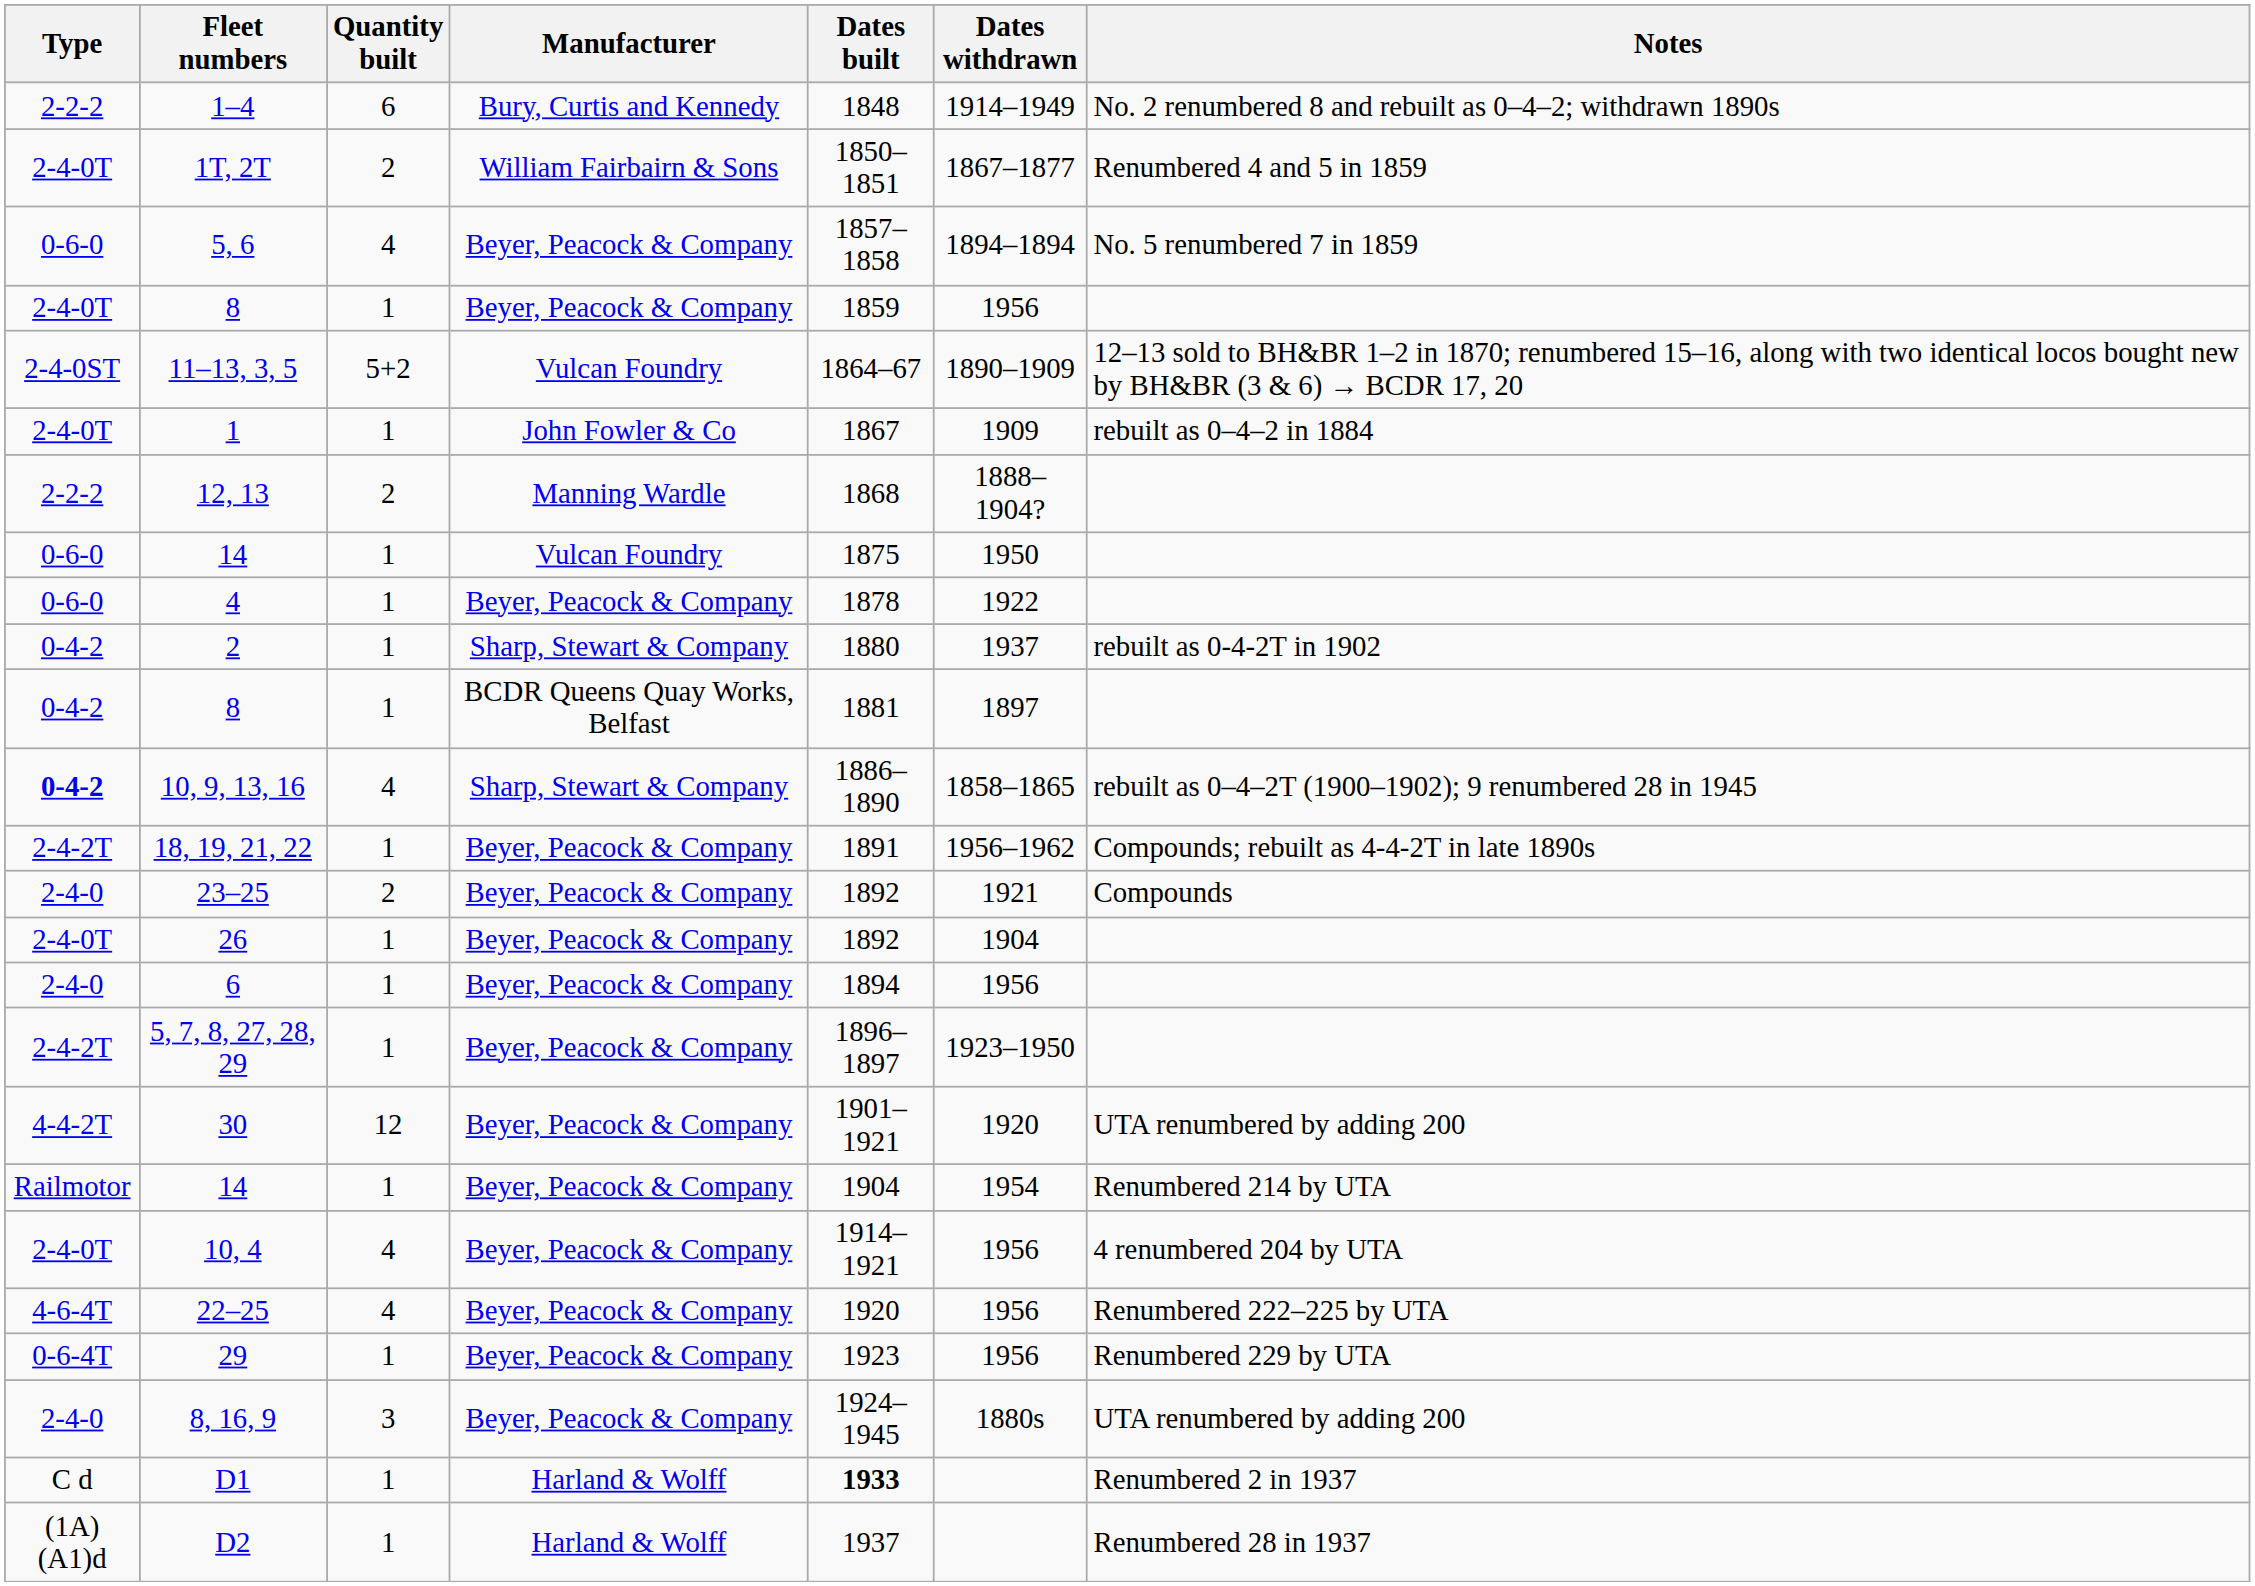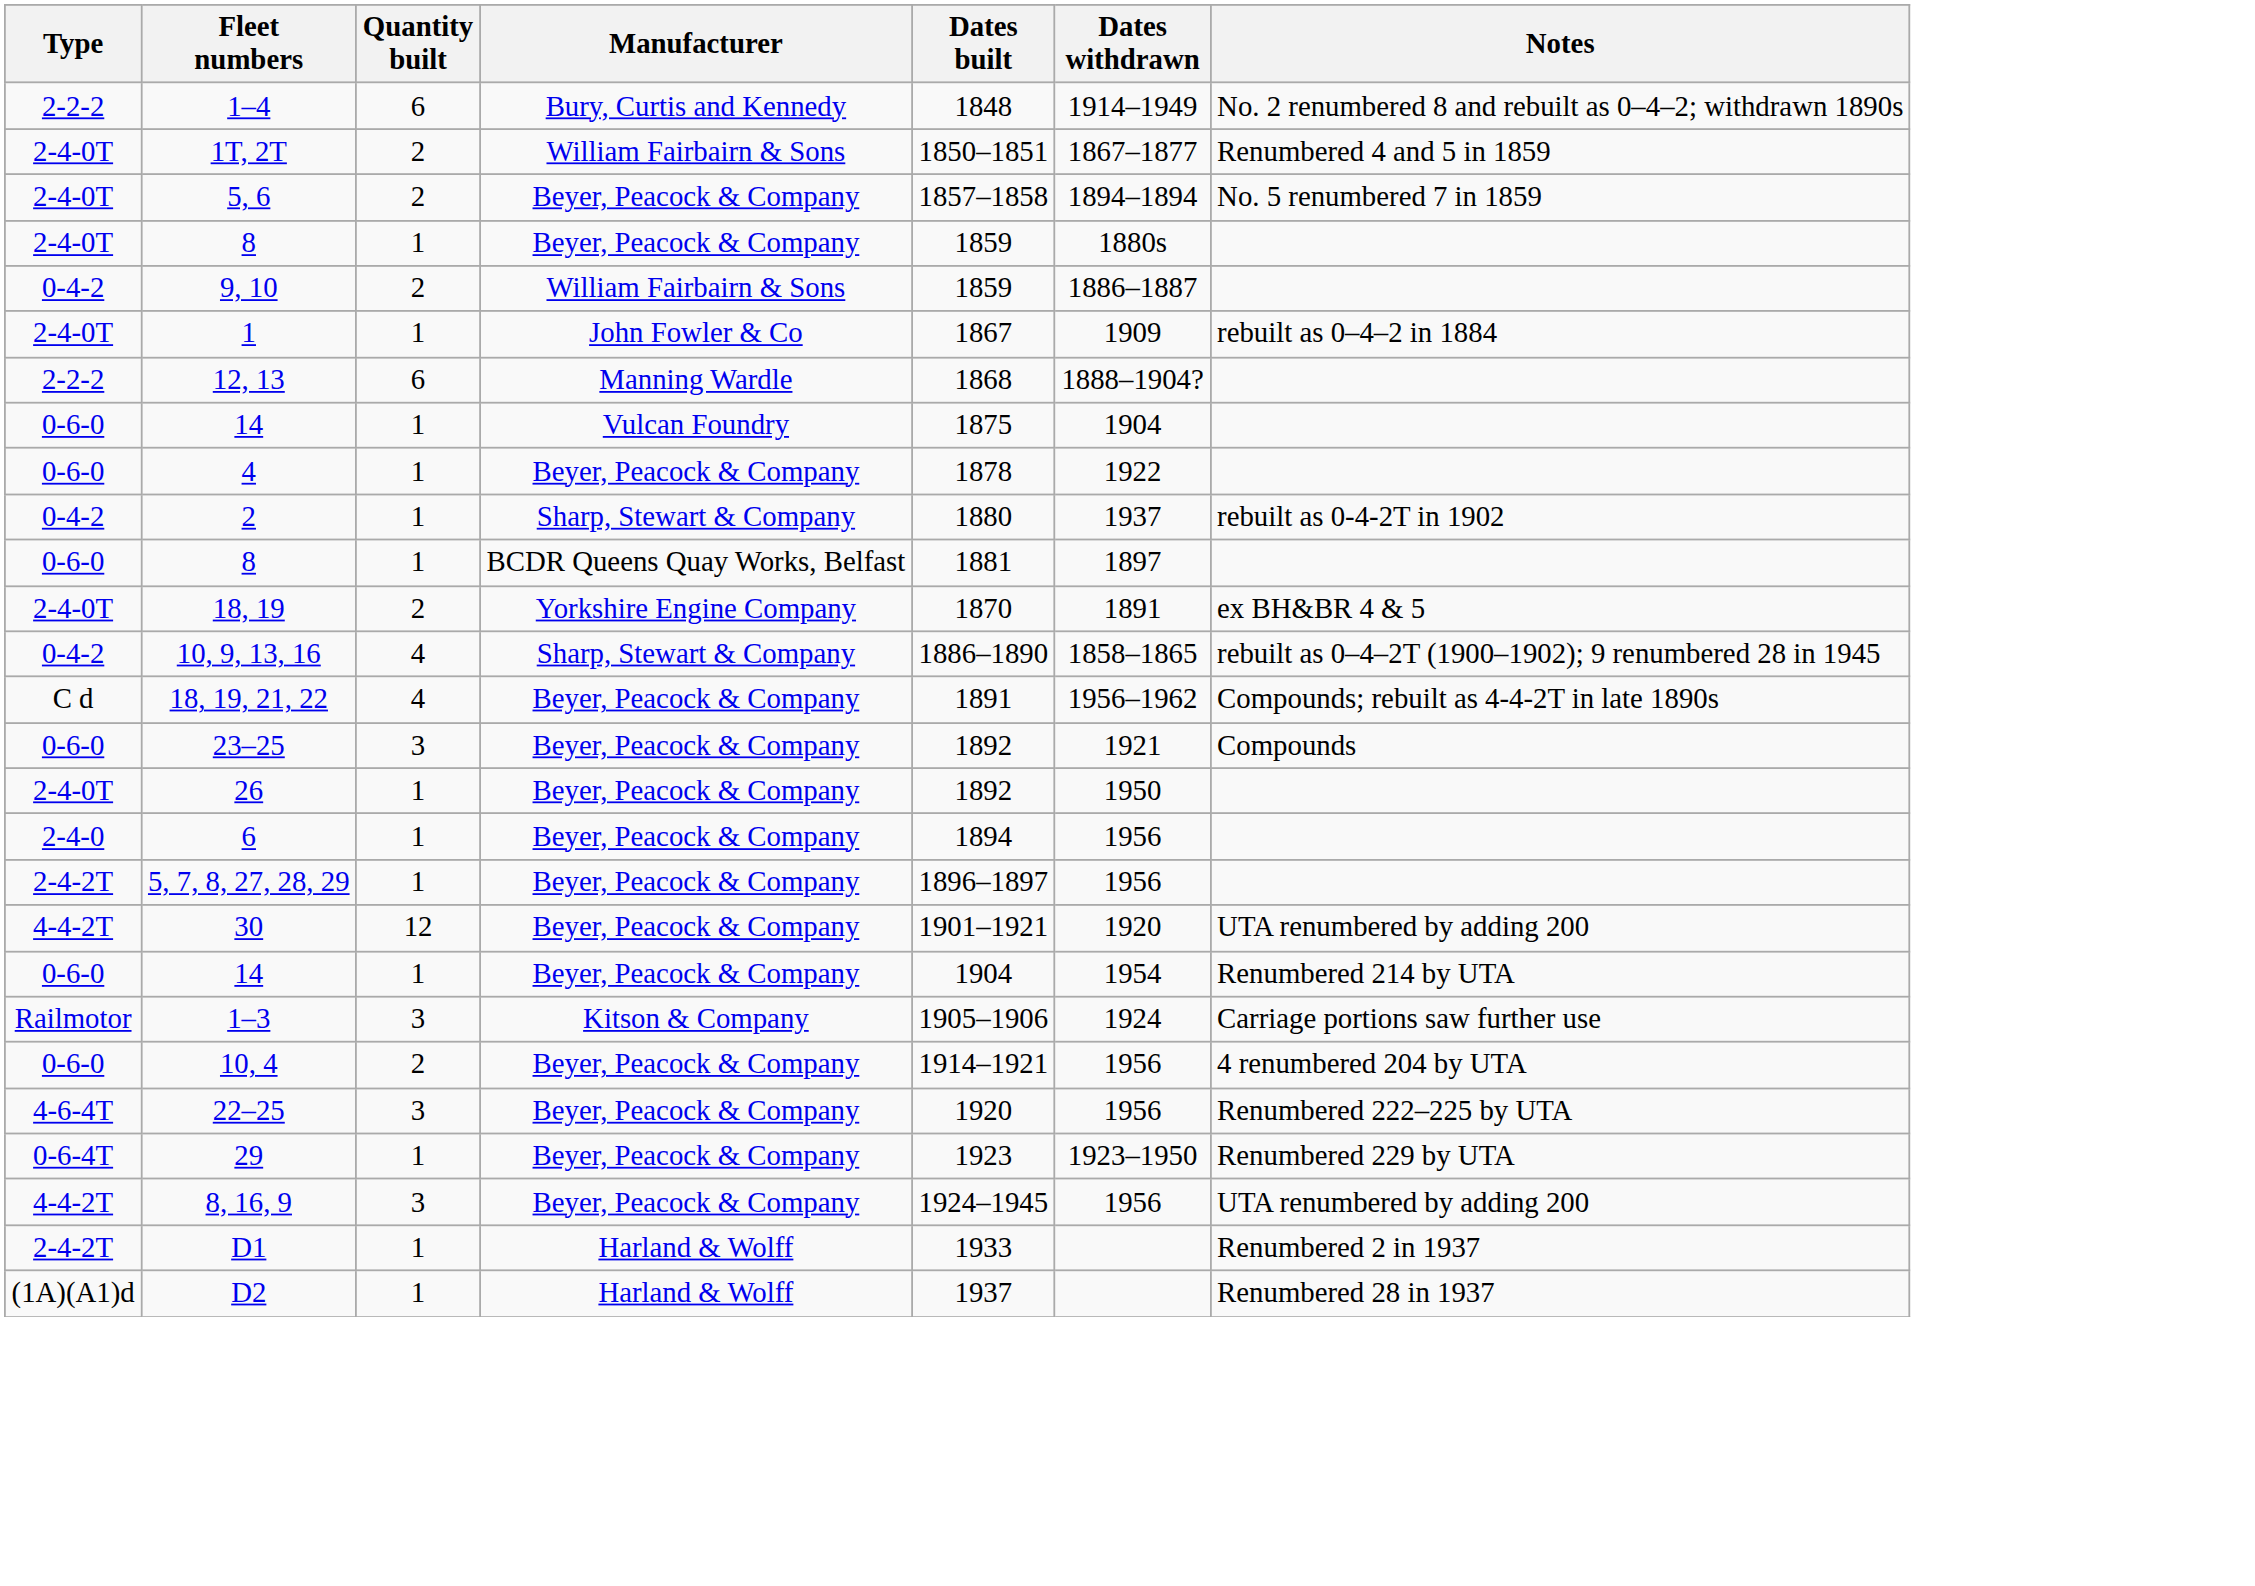(72, 245) 0-6-0 -> (73, 196) 2-4-0T
(388, 245) 4 -> (418, 196) 2
(1010, 307) 1956 -> (1133, 242) 1880s
+ row: (249, 288)
- row: (233, 369)
(388, 492) 2 -> (418, 379) 6
(1010, 554) 1950 -> (1133, 425) 1904
(72, 707) 0-4-2 -> (73, 562) 0-6-0
+ row: (249, 607)
(72, 786) bold -> (73, 653) normal
(72, 847) 2-4-2T -> (73, 699) C d
(388, 847) 1 -> (418, 699) 4
(72, 893) 2-4-0 -> (73, 744) 0-6-0
(388, 893) 2 -> (418, 744) 3
(1010, 939) 1904 -> (1133, 790) 1950
(1010, 1046) 1923–1950 -> (1133, 881) 1956
(72, 1186) Railmotor -> (73, 973) 0-6-0
+ row: (249, 1018)
(72, 1248) 2-4-0T -> (73, 1064) 0-6-0
(388, 1248) 4 -> (418, 1064) 2
(388, 1310) 4 -> (418, 1110) 3
(1010, 1356) 1956 -> (1133, 1155) 1923–1950
(72, 1418) 2-4-0 -> (73, 1201) 4-4-2T
(1010, 1418) 1880s -> (1133, 1201) 1956
(72, 1479) C d -> (73, 1247) 2-4-2T
(871, 1479) bold -> (983, 1247) normal
